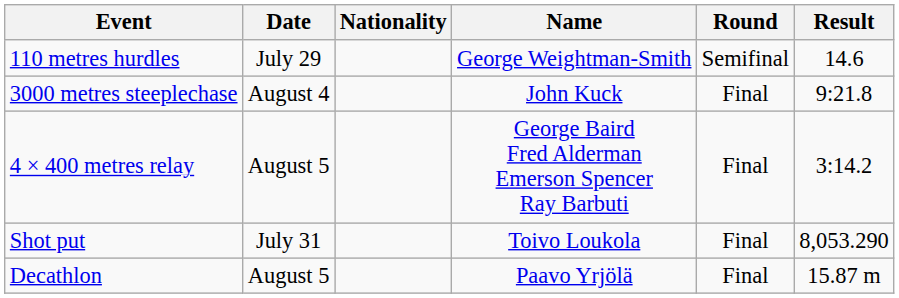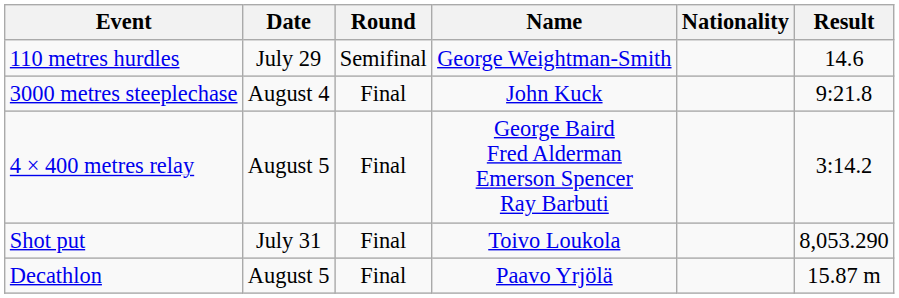columns swapped: (745, 22) <-> (393, 22)
